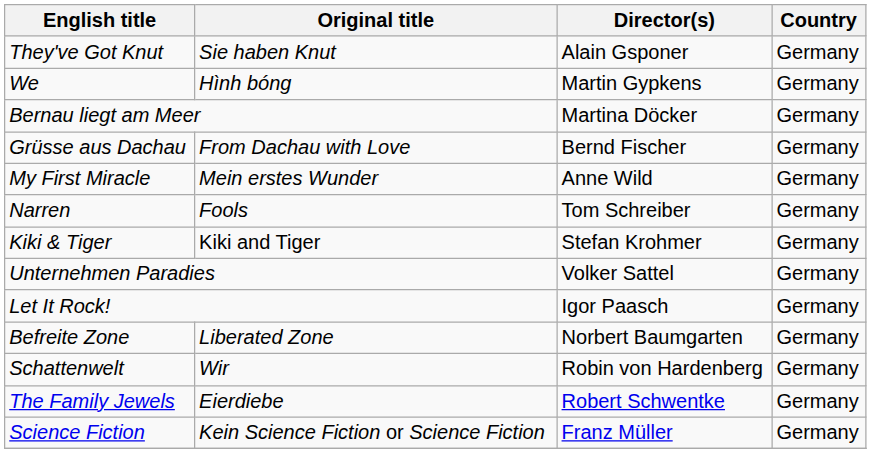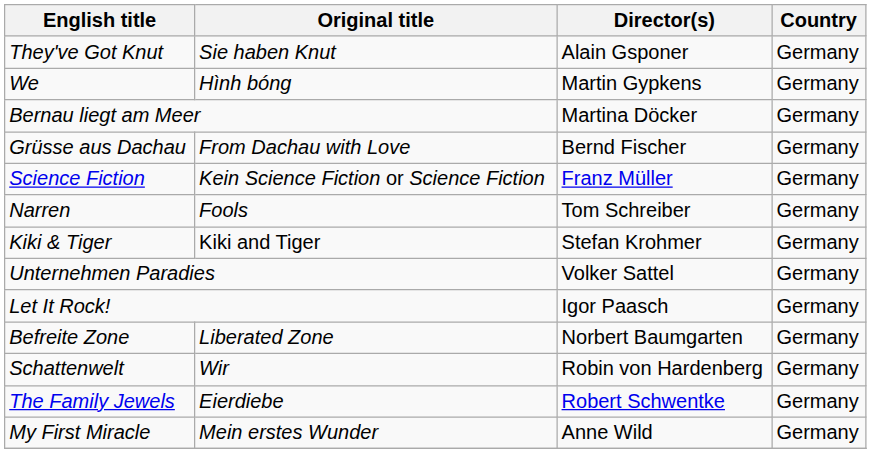rows swapped: (77, 432) <-> (80, 178)
